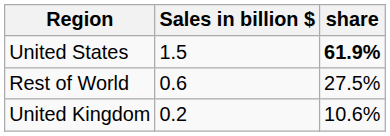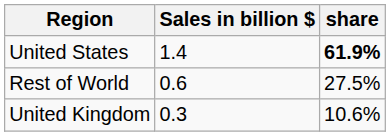(173, 51) 1.5 -> (173, 51) 1.4
(173, 114) 0.2 -> (173, 114) 0.3
